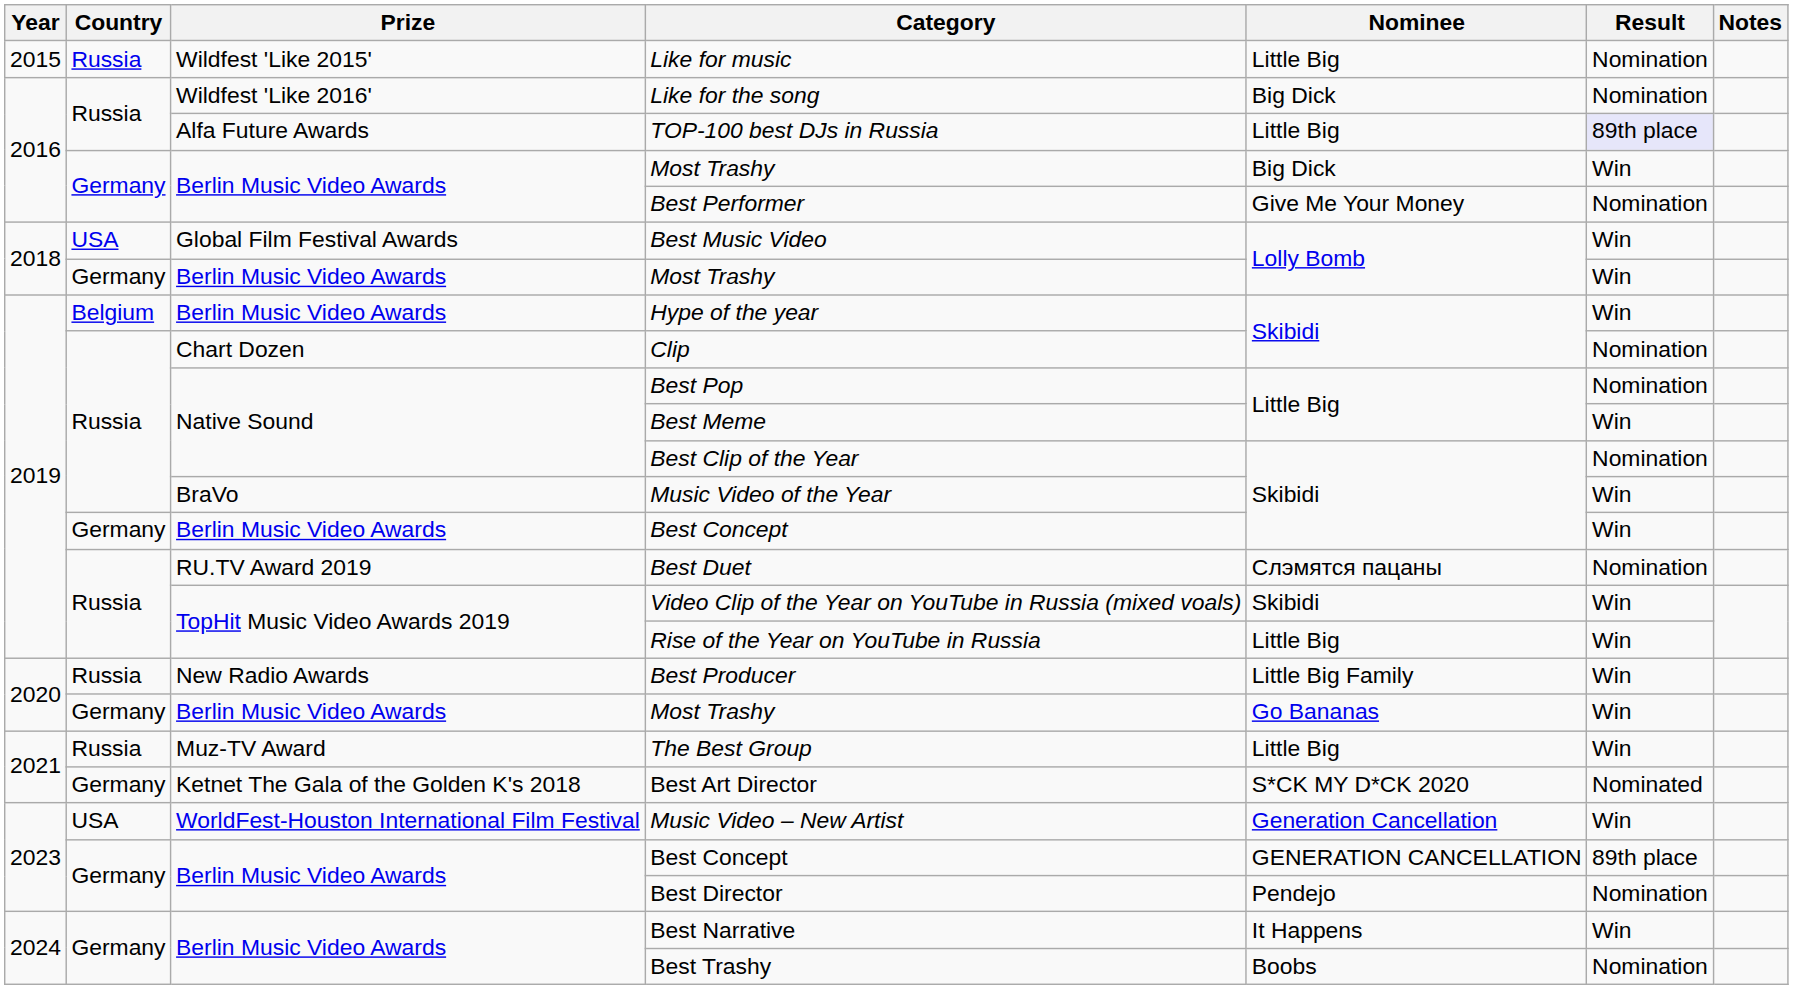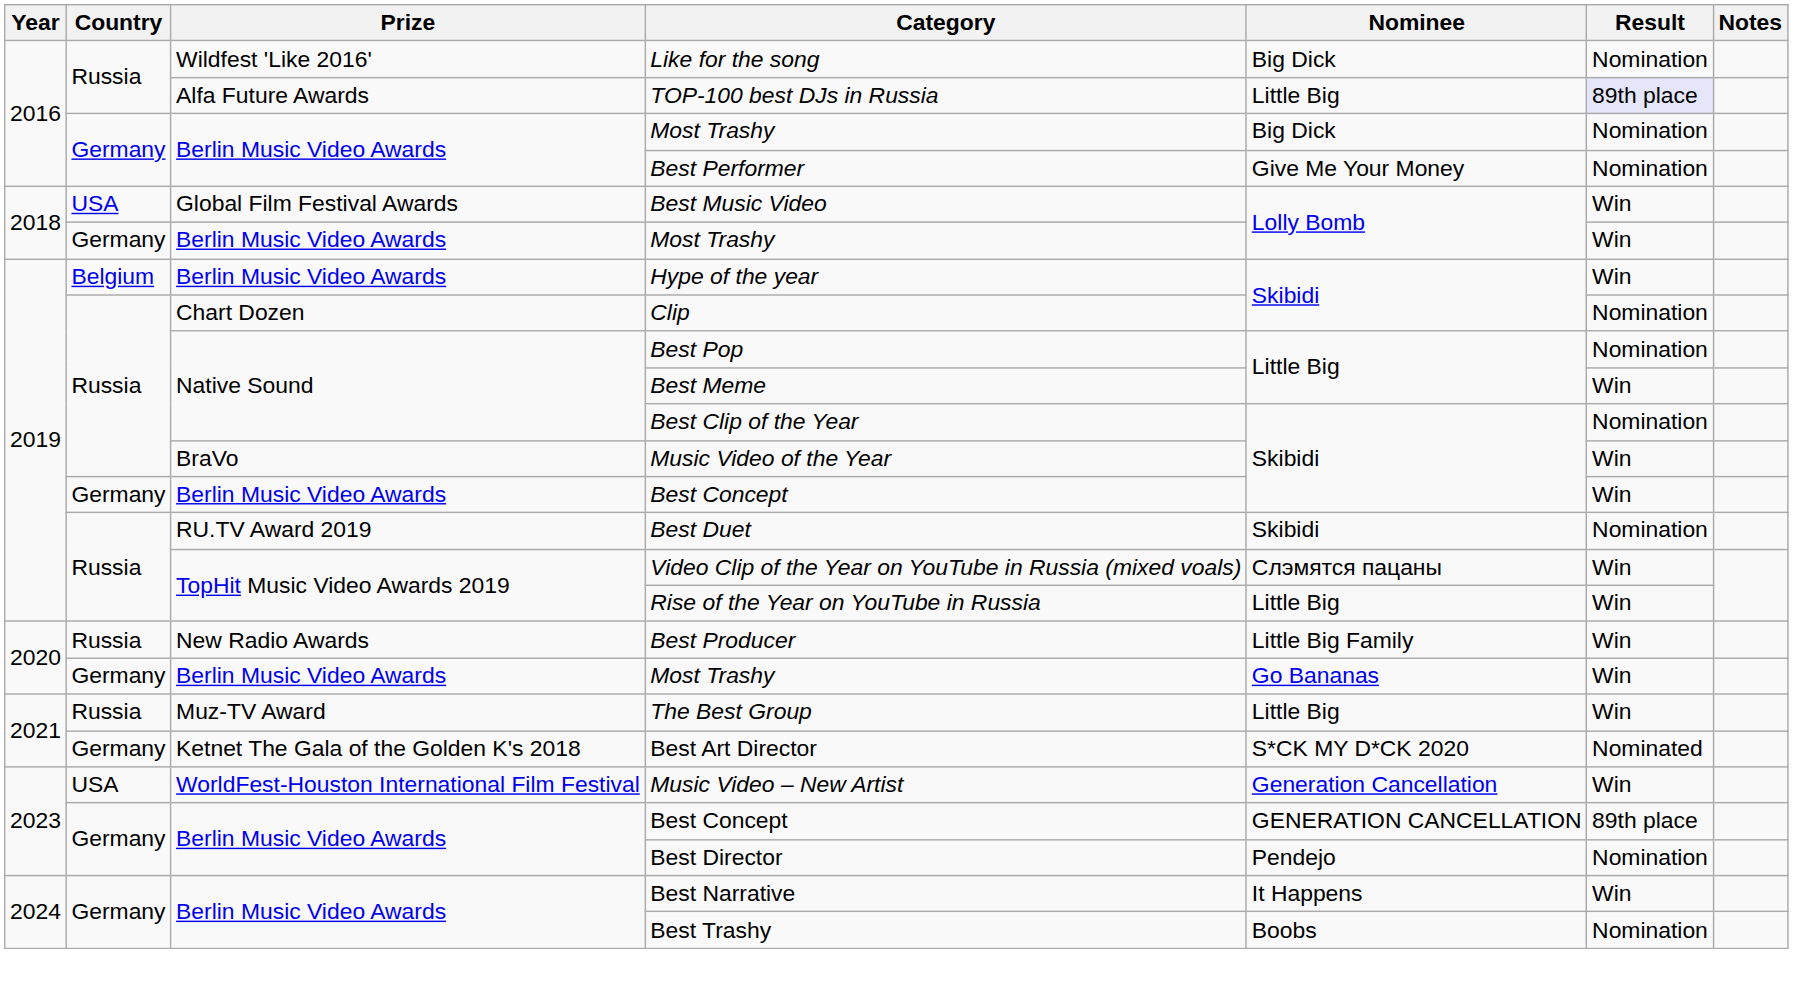- row: (35, 58)
(1612, 167) Win -> (1650, 131) Nomination
(1347, 566) Слэмятся пацаны -> (1286, 530) Skibidi
(1286, 603) Skibidi -> (1347, 566) Слэмятся пацаны
